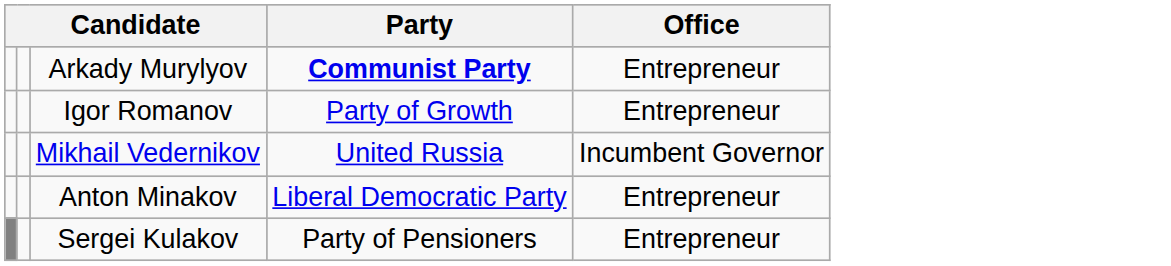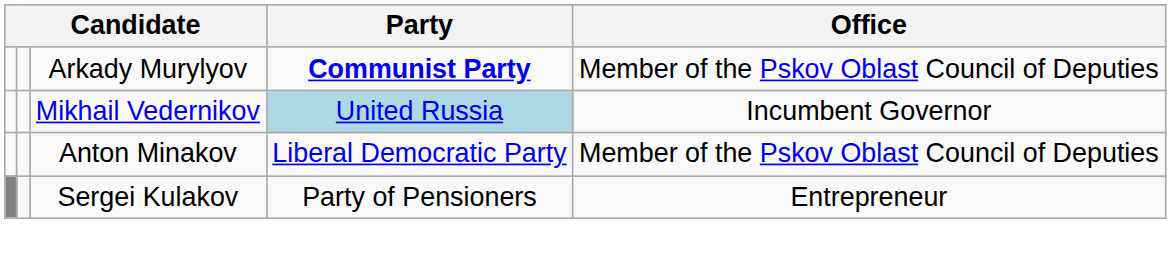(702, 68) Entrepreneur -> (869, 68) Member of the Pskov Oblast Council of Deputies
- row: (148, 111)
(419, 153) no background -> (419, 111) lightblue background
(702, 196) Entrepreneur -> (869, 153) Member of the Pskov Oblast Council of Deputies
